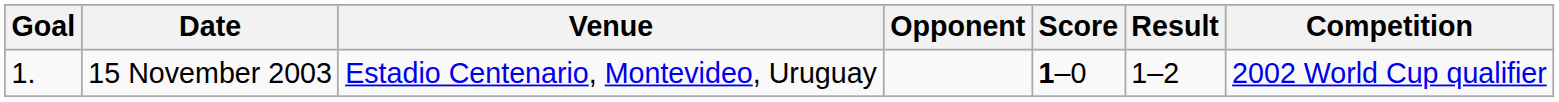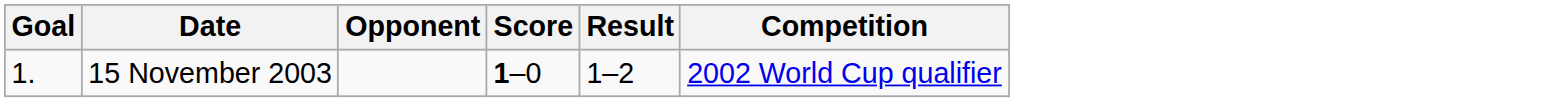- column: (611, 27)
